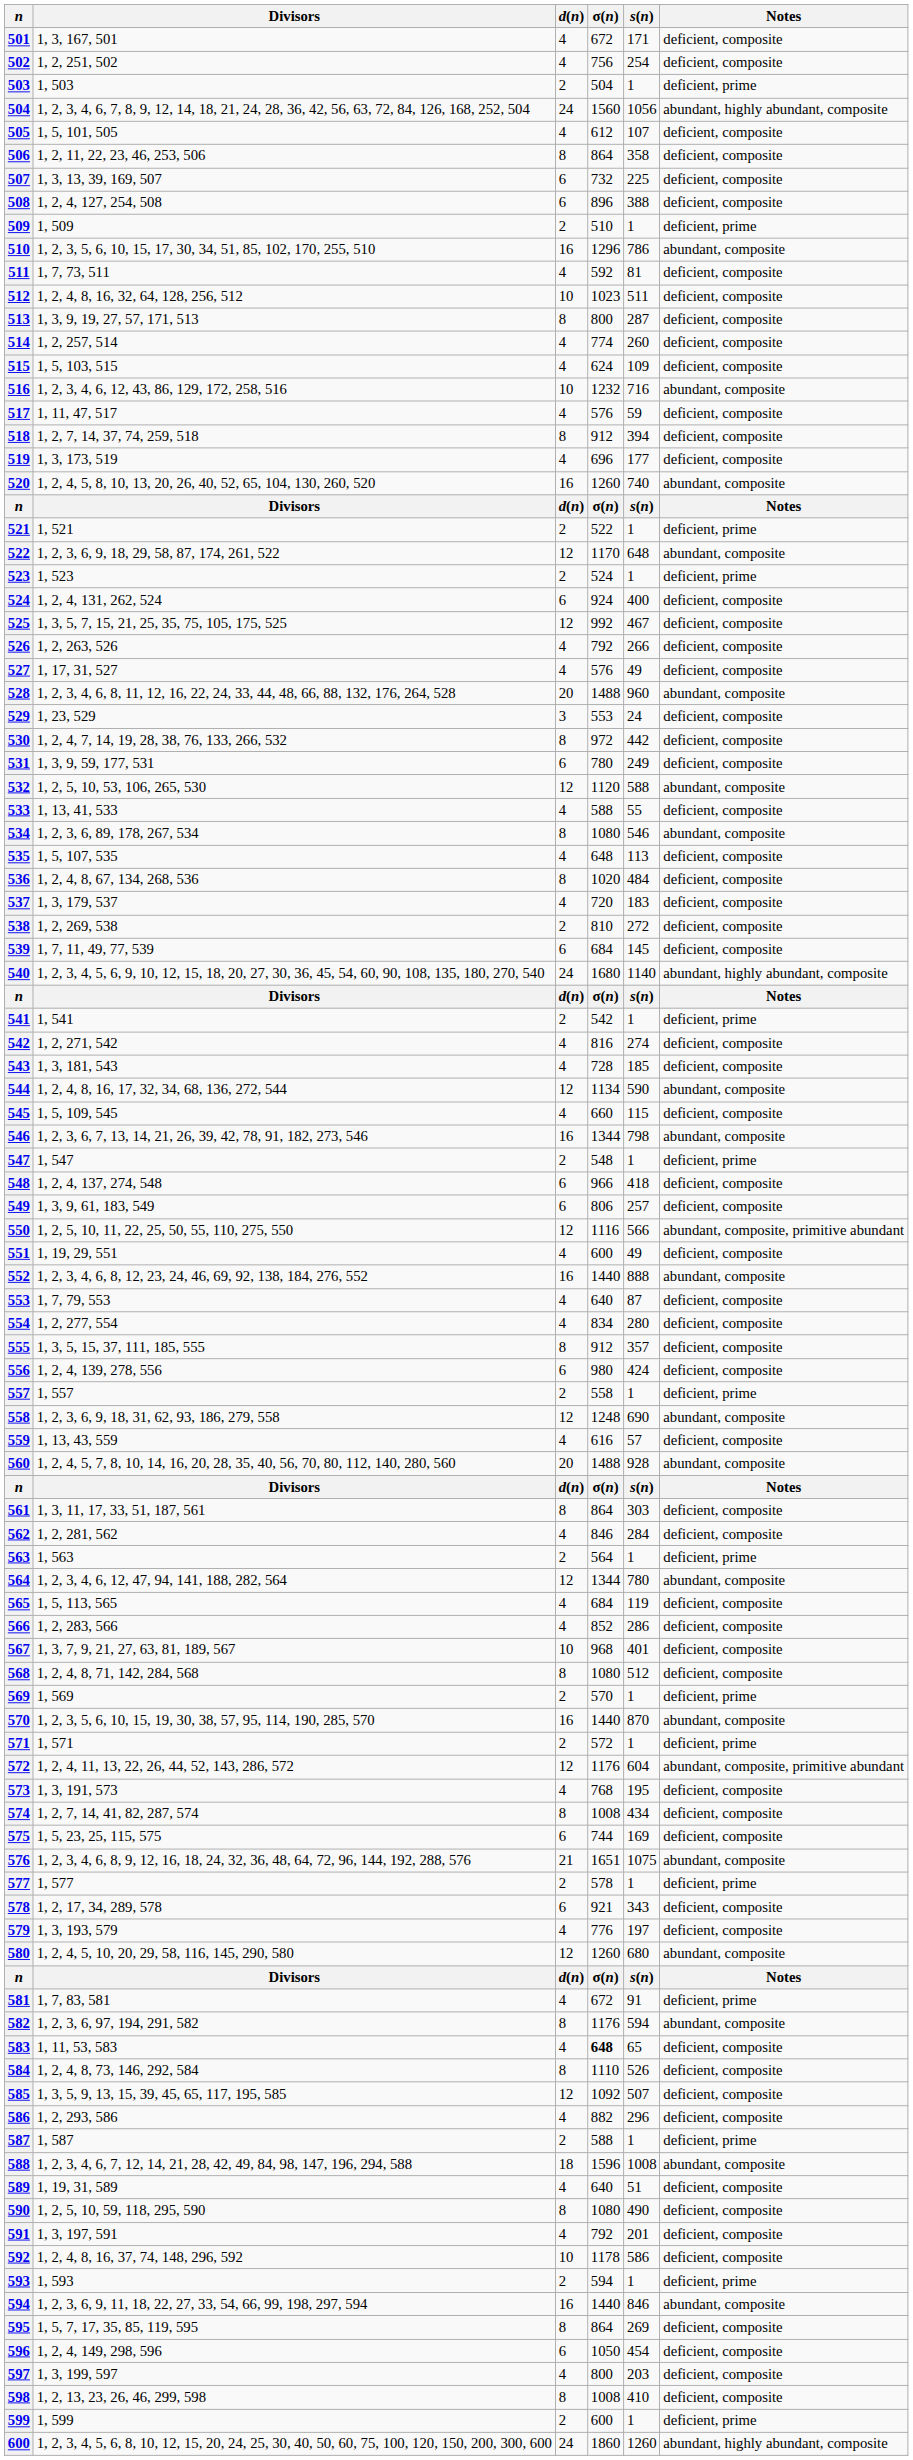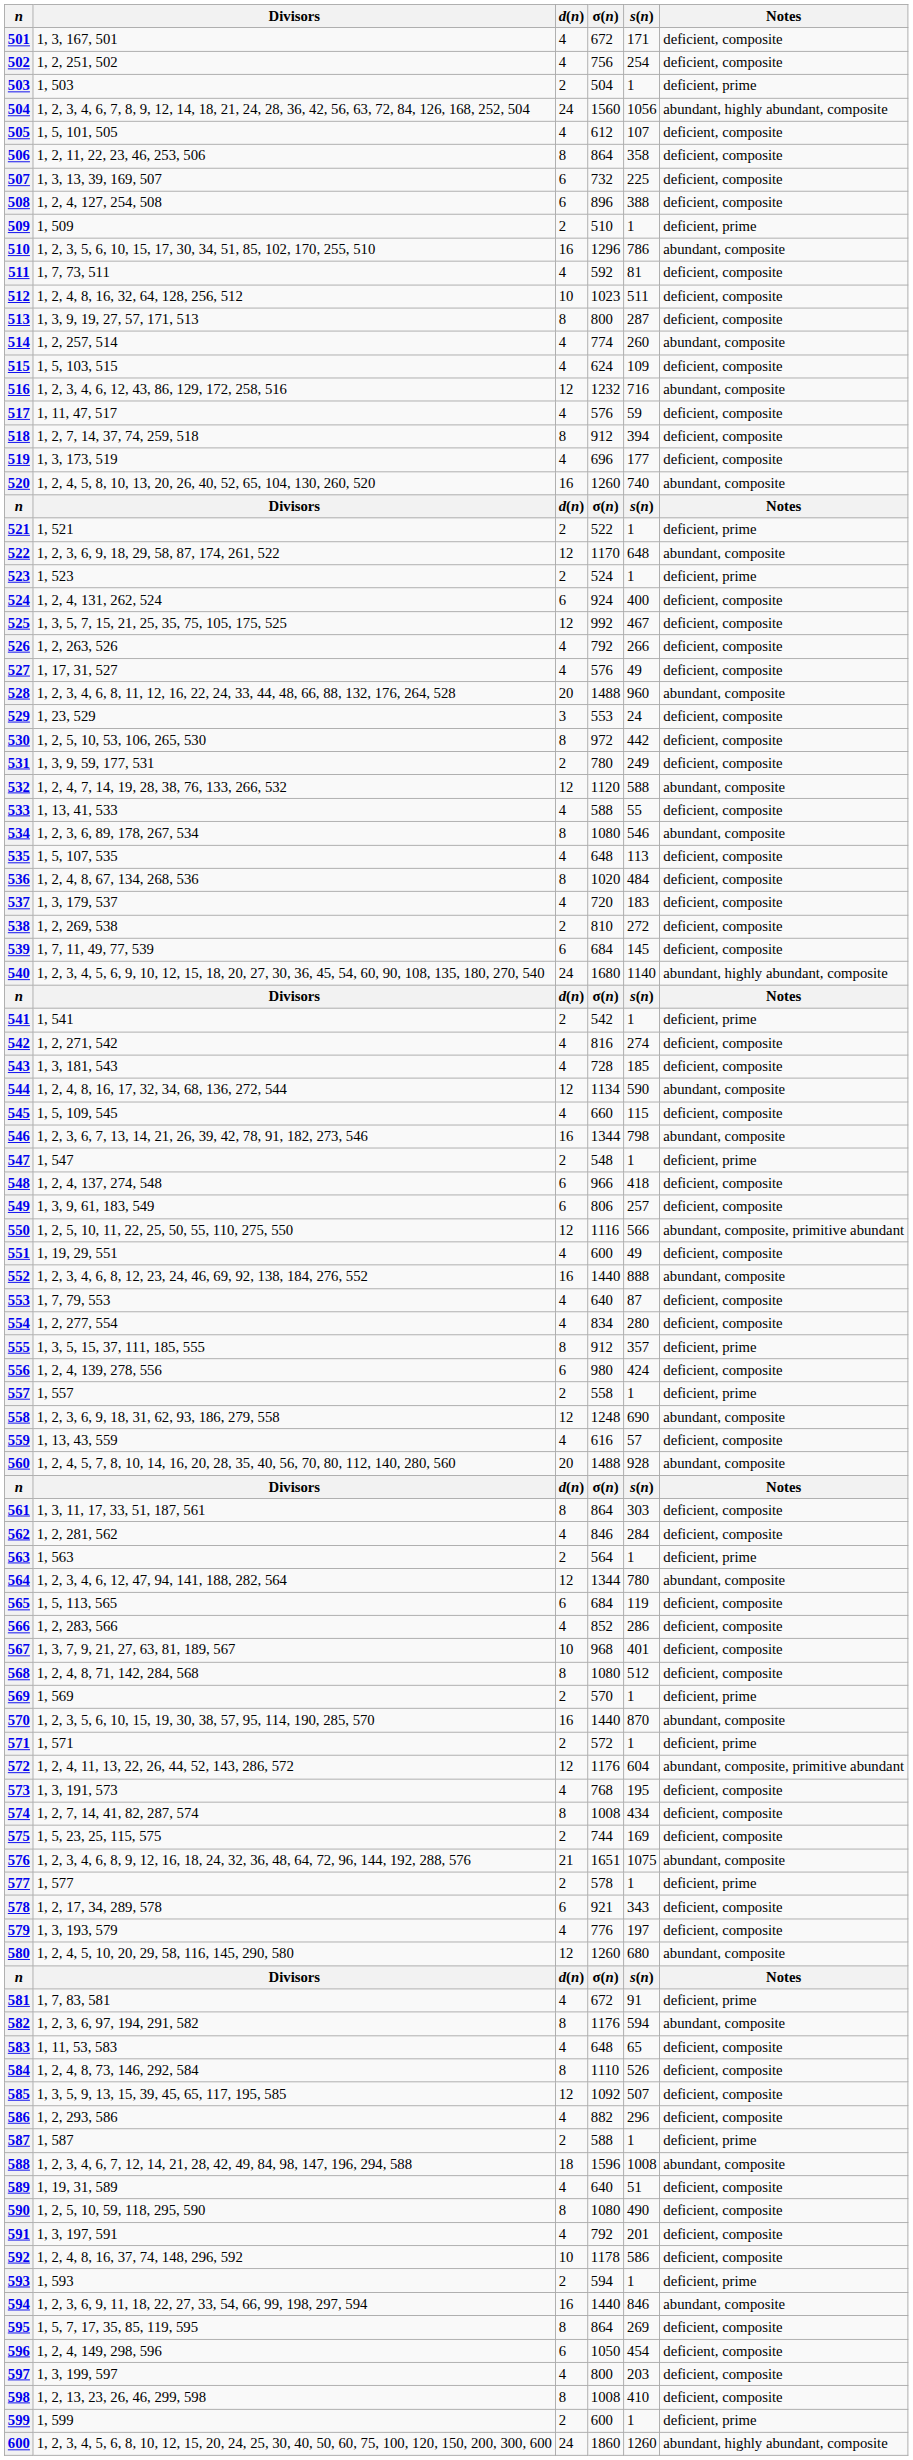(723, 343) deficient, composite -> (724, 343) abundant, composite
(566, 389) 10 -> (566, 389) 12
(162, 739) 1, 2, 4, 7, 14, 19, 28, 38, 76, 133, 266, 532 -> (121, 739) 1, 2, 5, 10, 53, 106, 265, 530
(562, 763) 6 -> (562, 763) 2
(121, 786) 1, 2, 5, 10, 53, 106, 265, 530 -> (162, 786) 1, 2, 4, 7, 14, 19, 28, 38, 76, 133, 266, 532
(723, 1346) deficient, composite -> (710, 1346) deficient, prime
(562, 1603) 4 -> (562, 1603) 6
(562, 1837) 6 -> (562, 1837) 2
(602, 2047) bold -> (602, 2047) normal
